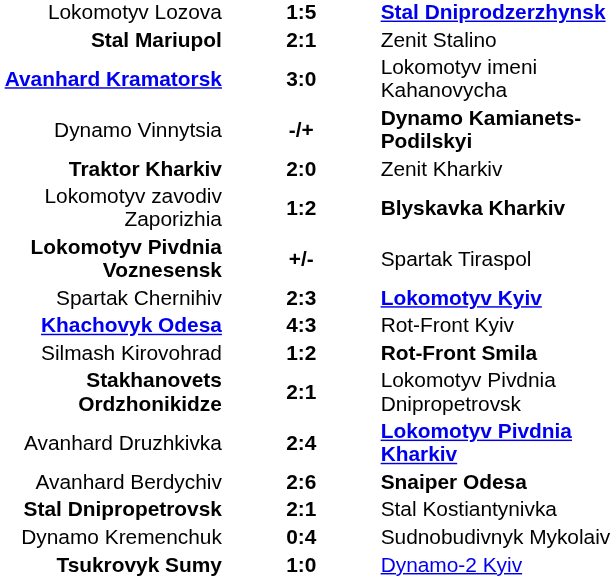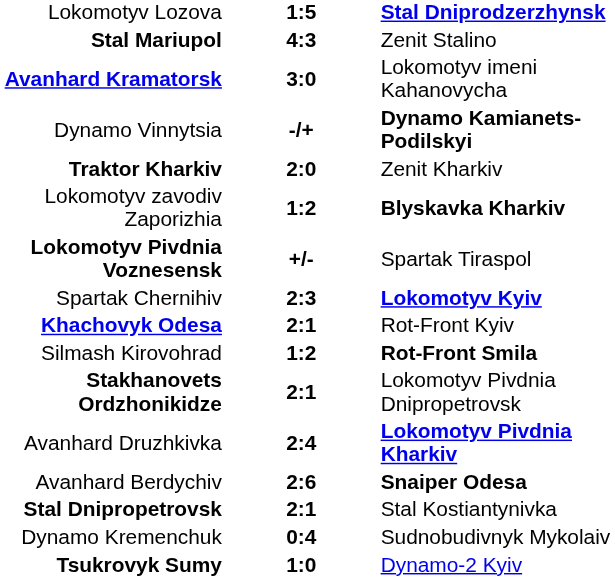(301, 39) 2:1 -> (301, 39) 4:3
(301, 325) 4:3 -> (301, 325) 2:1
